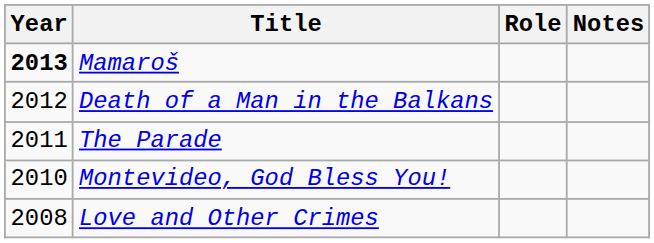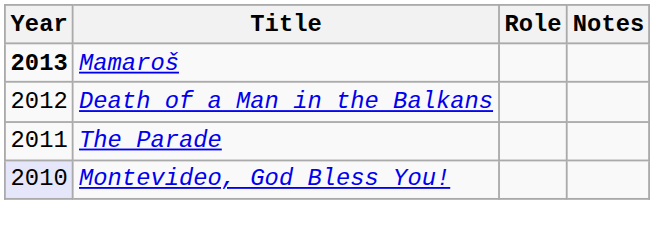(39, 179) no background -> (39, 179) lavender background
- row: (229, 218)
